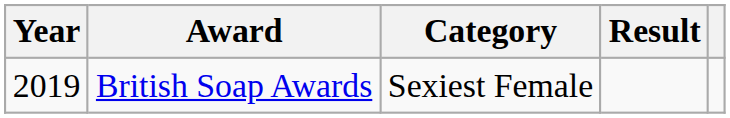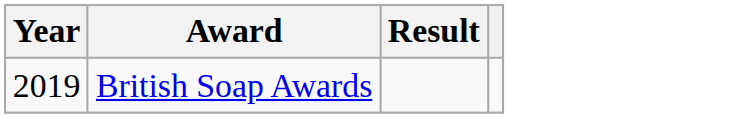- column: (491, 31)
